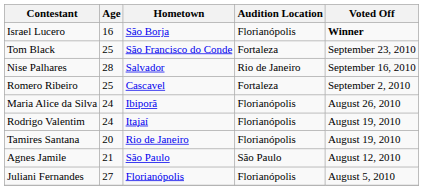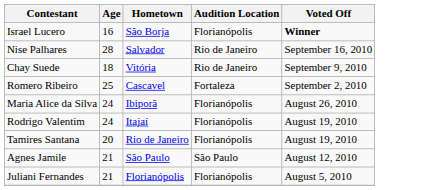- row: (31, 50)
+ row: (33, 68)
(108, 176) 27 -> (108, 176) 21
